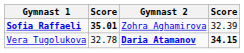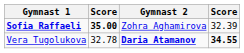(104, 26) 35.01 -> (104, 26) 35.00
(224, 40) 34.15 -> (224, 40) 34.55
